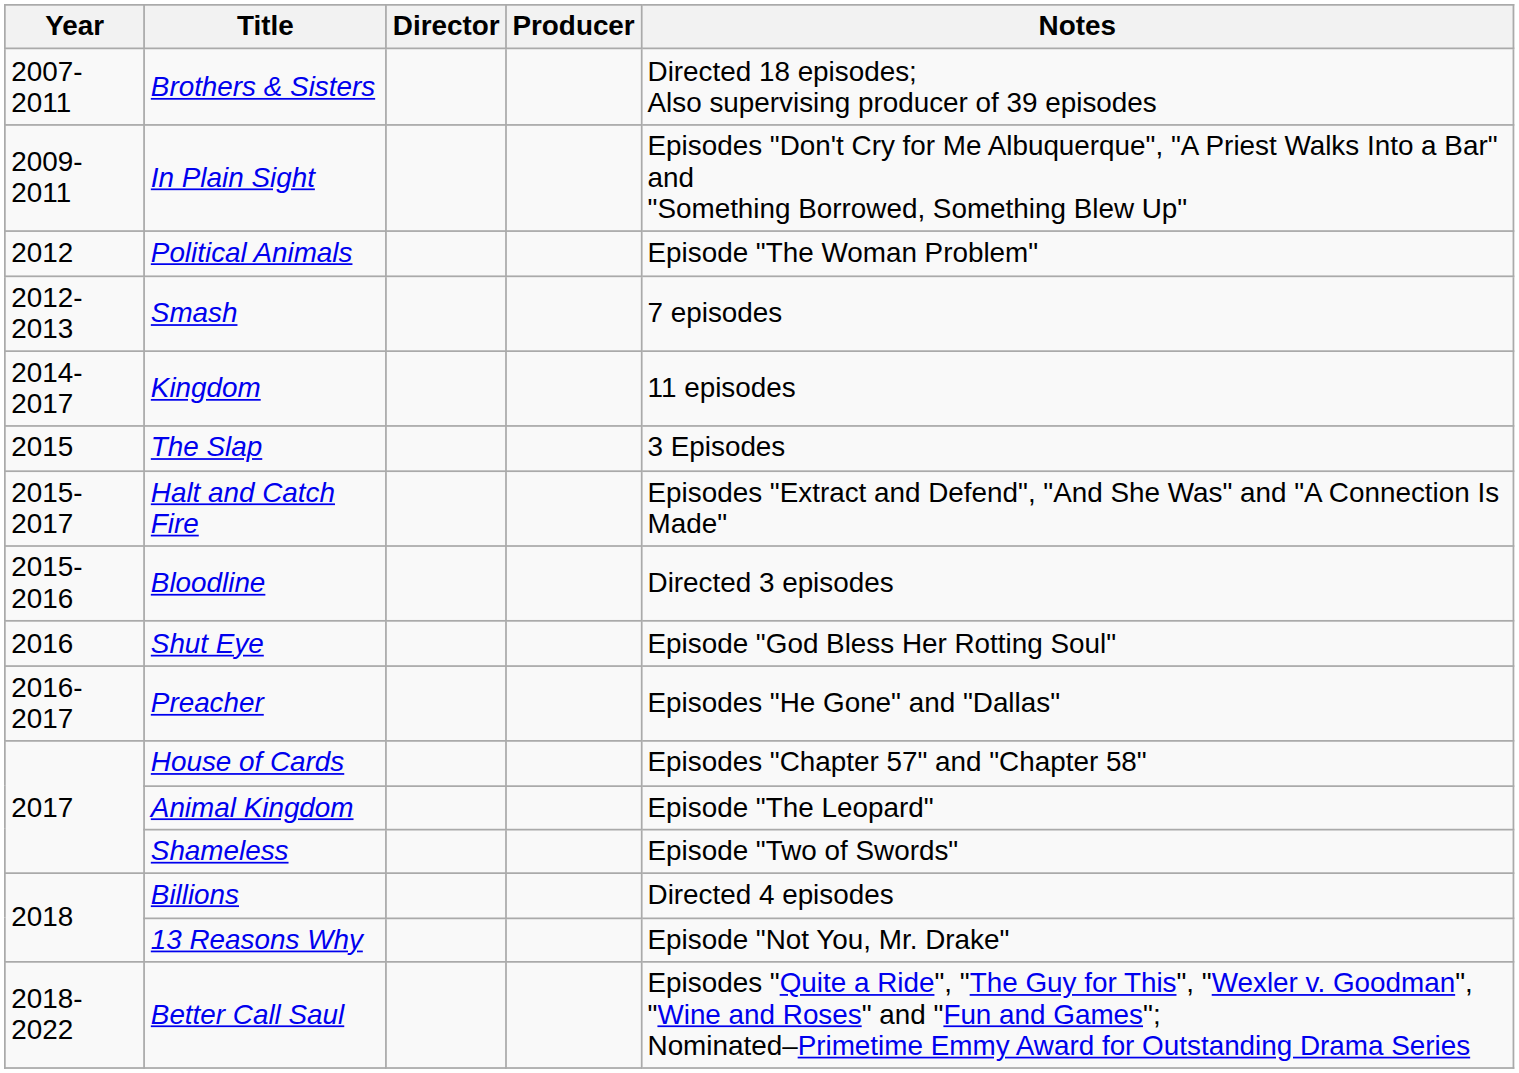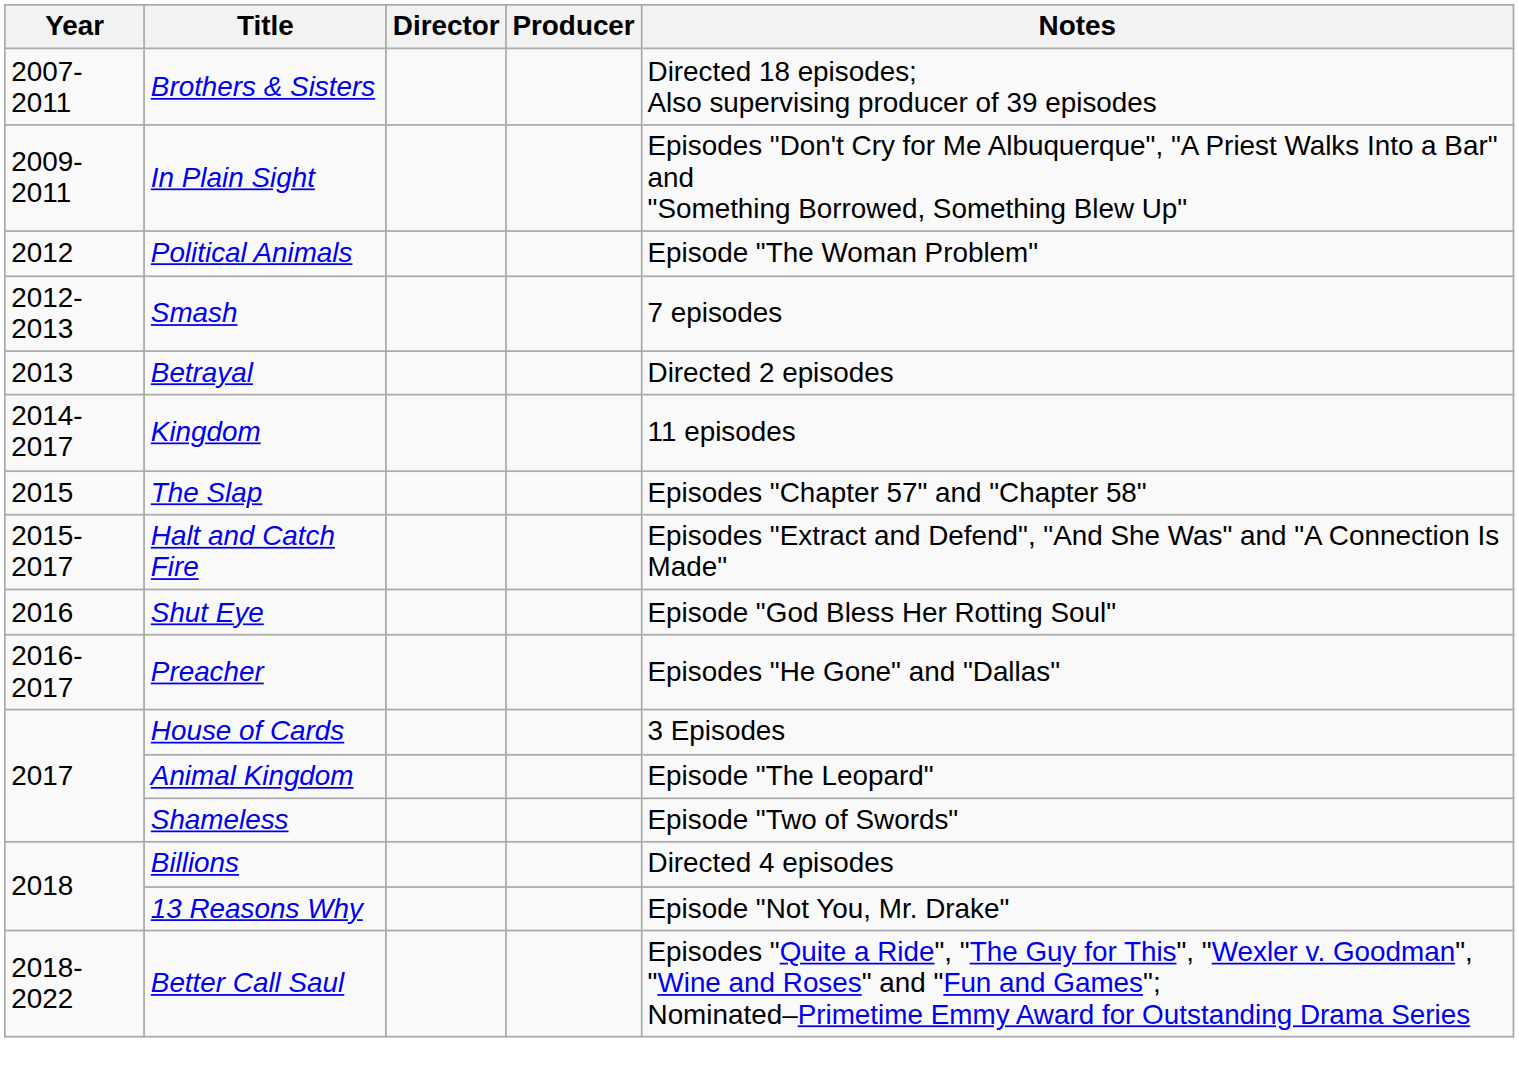+ row: (202, 372)
(716, 448) 3 Episodes -> (897, 492) Episodes "Chapter 57" and "Chapter 58"
- row: (208, 583)
(897, 762) Episodes "Chapter 57" and "Chapter 58" -> (716, 731) 3 Episodes
